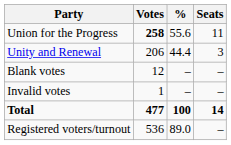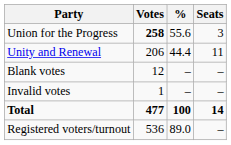(218, 33) 11 -> (220, 33) 3
(220, 52) 3 -> (218, 52) 11
